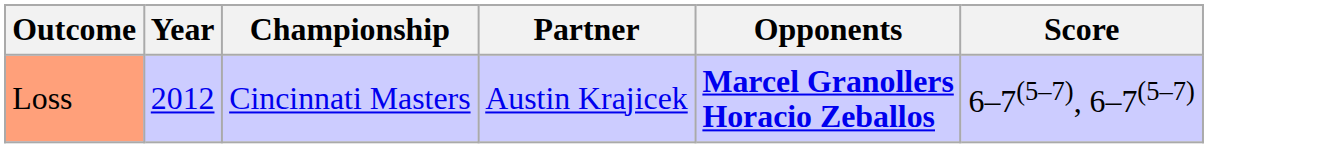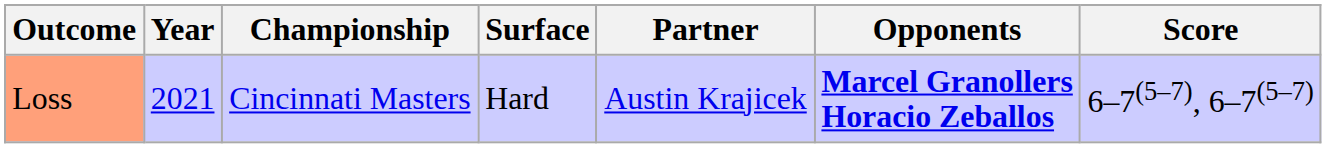+ column: (537, 29)
(183, 98) 2012 -> (183, 98) 2021
